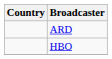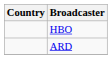rows swapped: (61, 29) <-> (61, 46)
